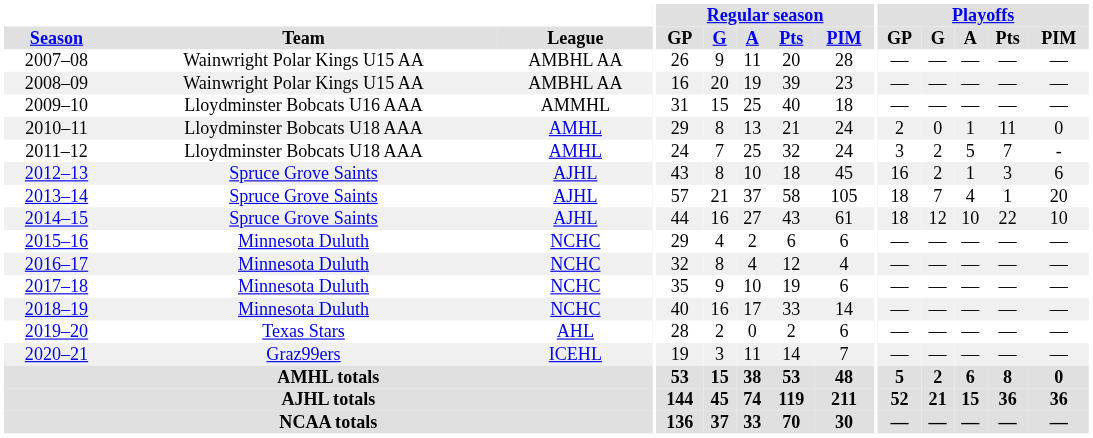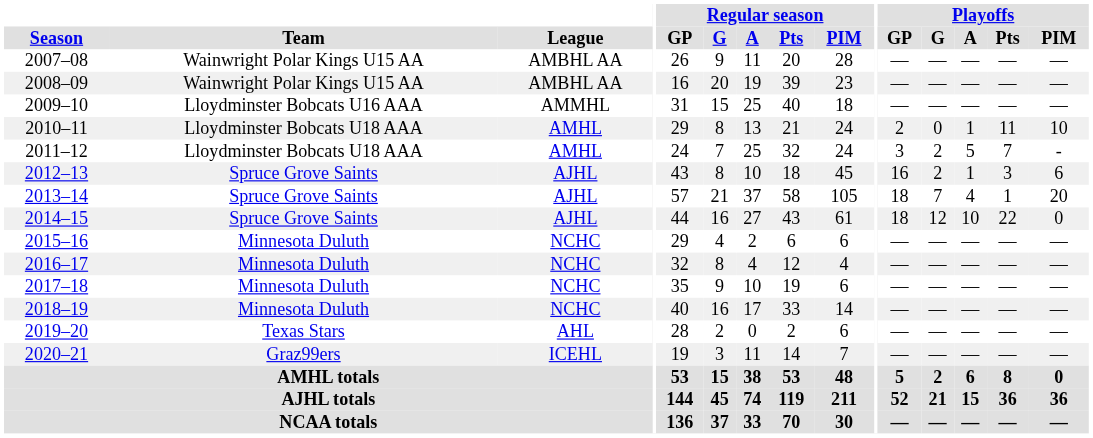(1059, 128) 0 -> (1059, 128) 10
(1059, 218) 10 -> (1059, 218) 0
